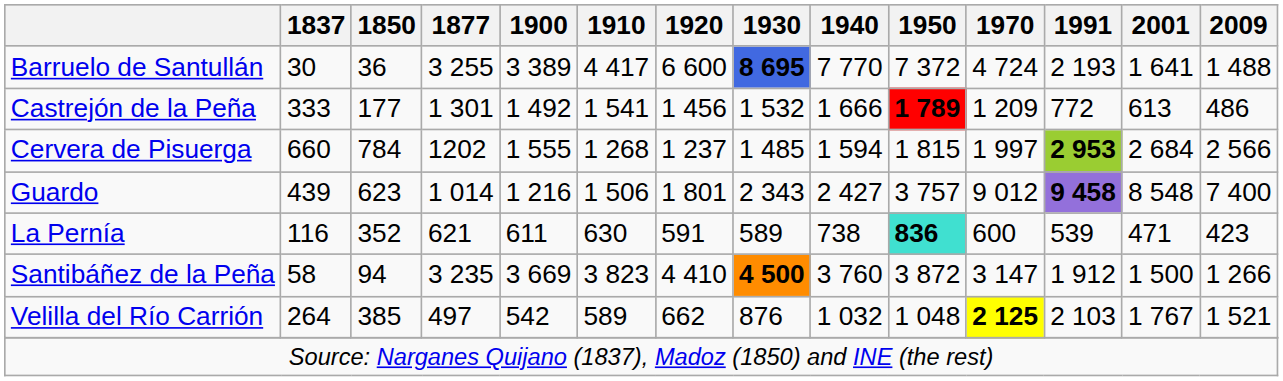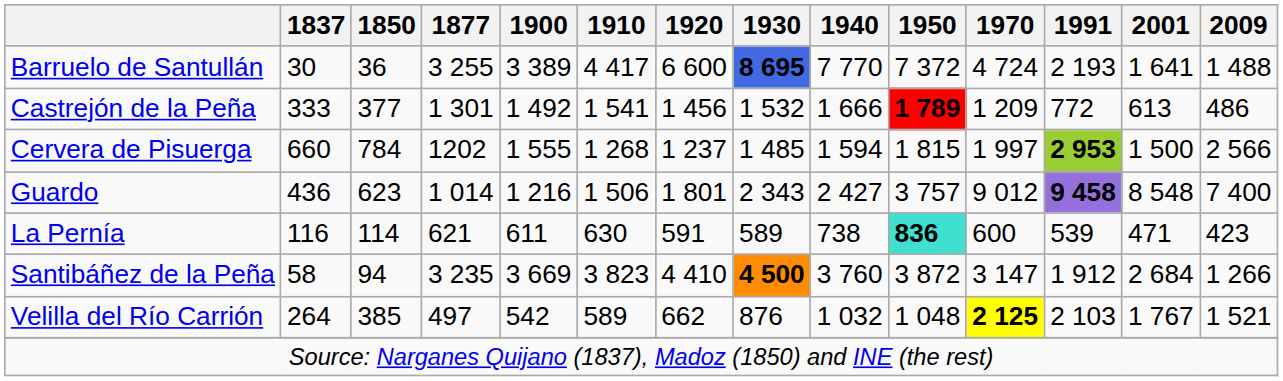(379, 108) 177 -> (379, 108) 377
(1161, 150) 2 684 -> (1161, 150) 1 500
(309, 191) 439 -> (309, 191) 436
(379, 233) 352 -> (378, 233) 114
(1161, 274) 1 500 -> (1161, 274) 2 684
